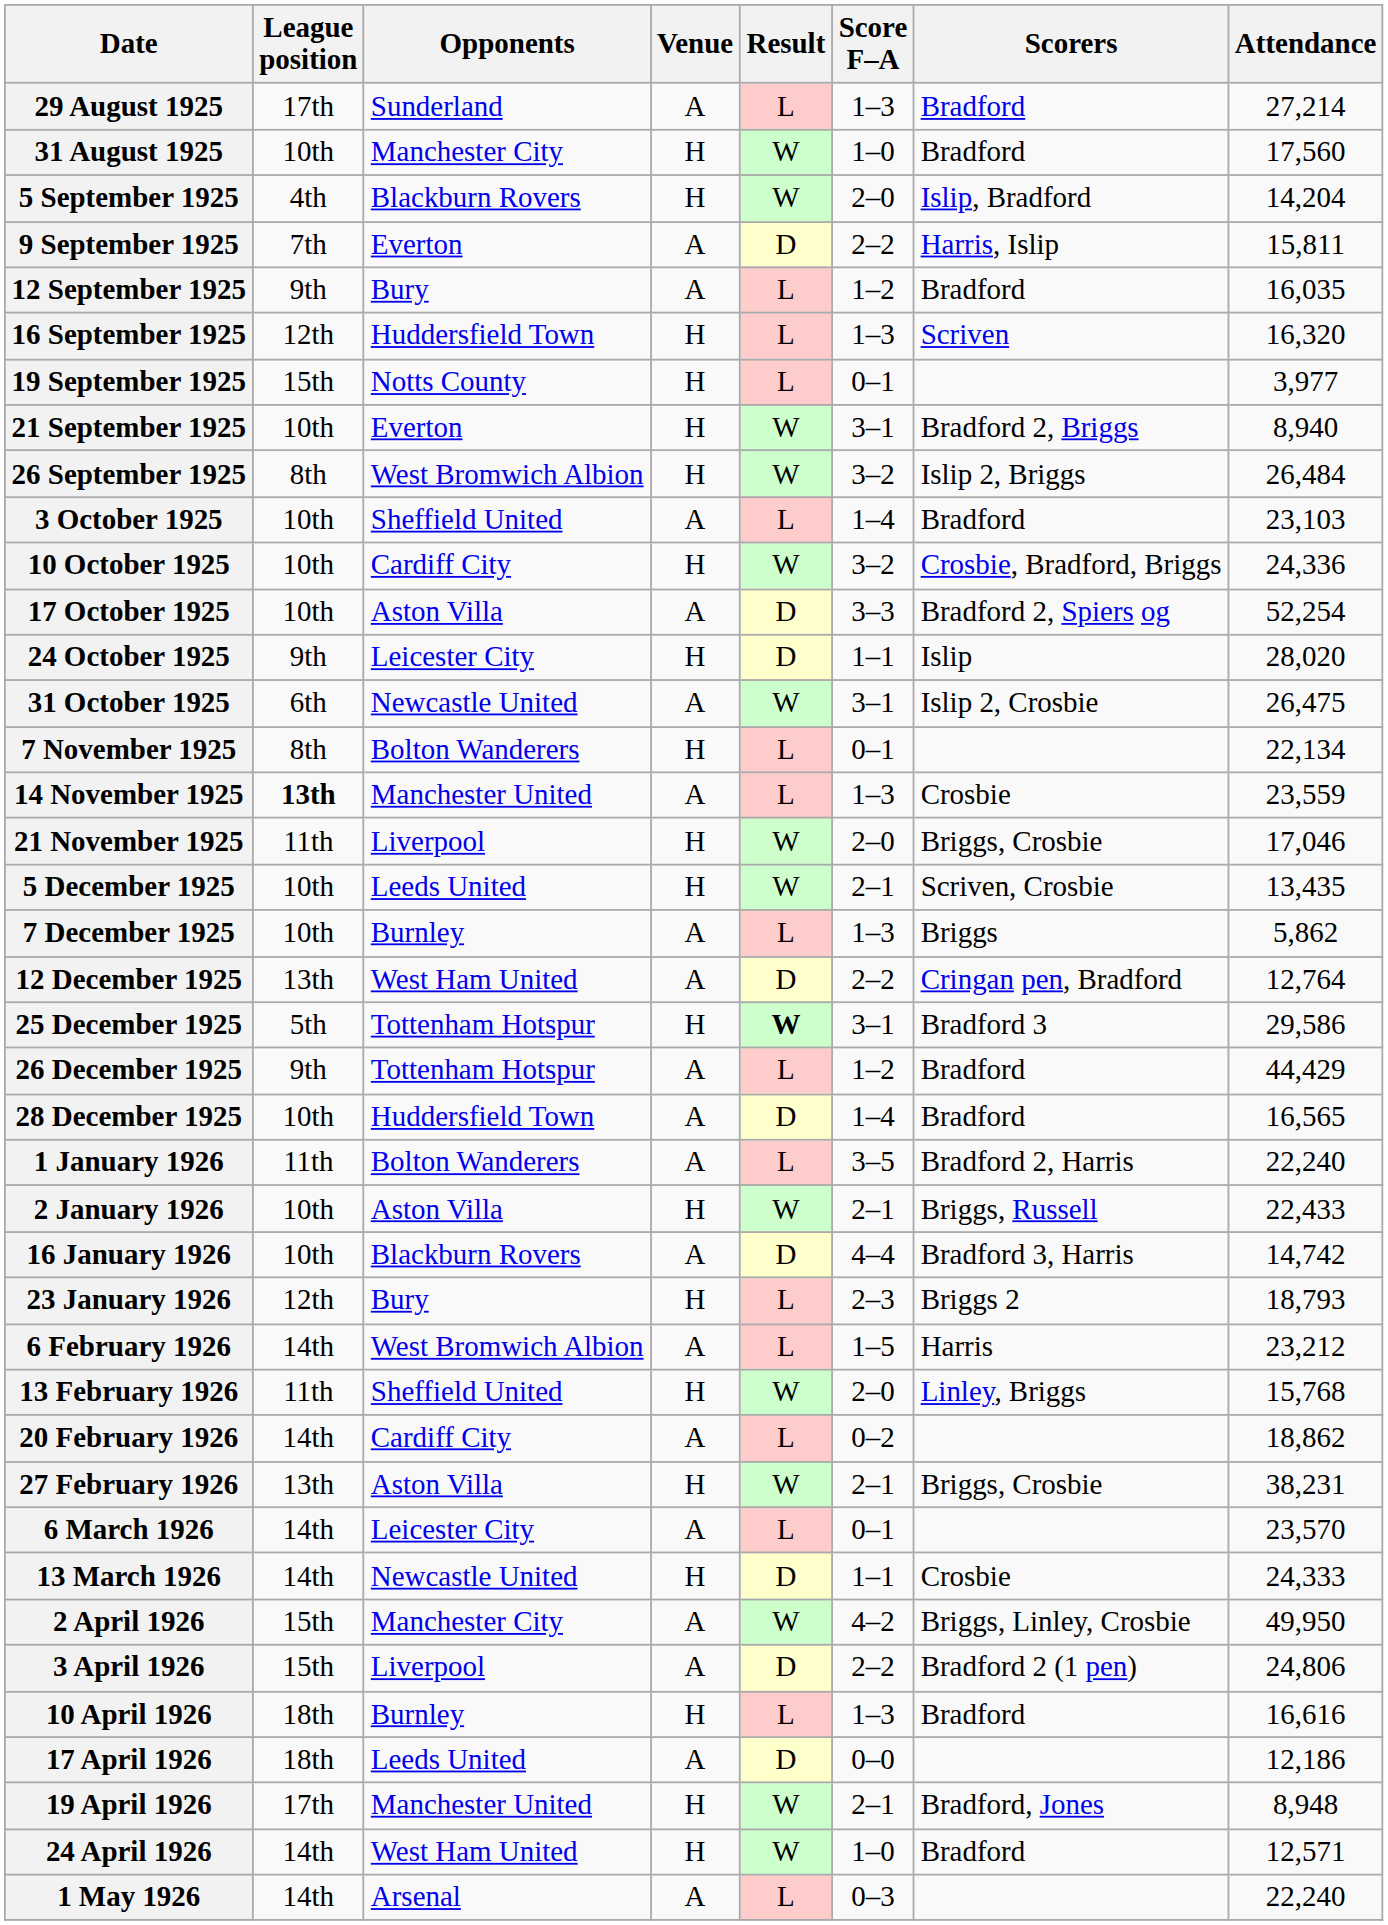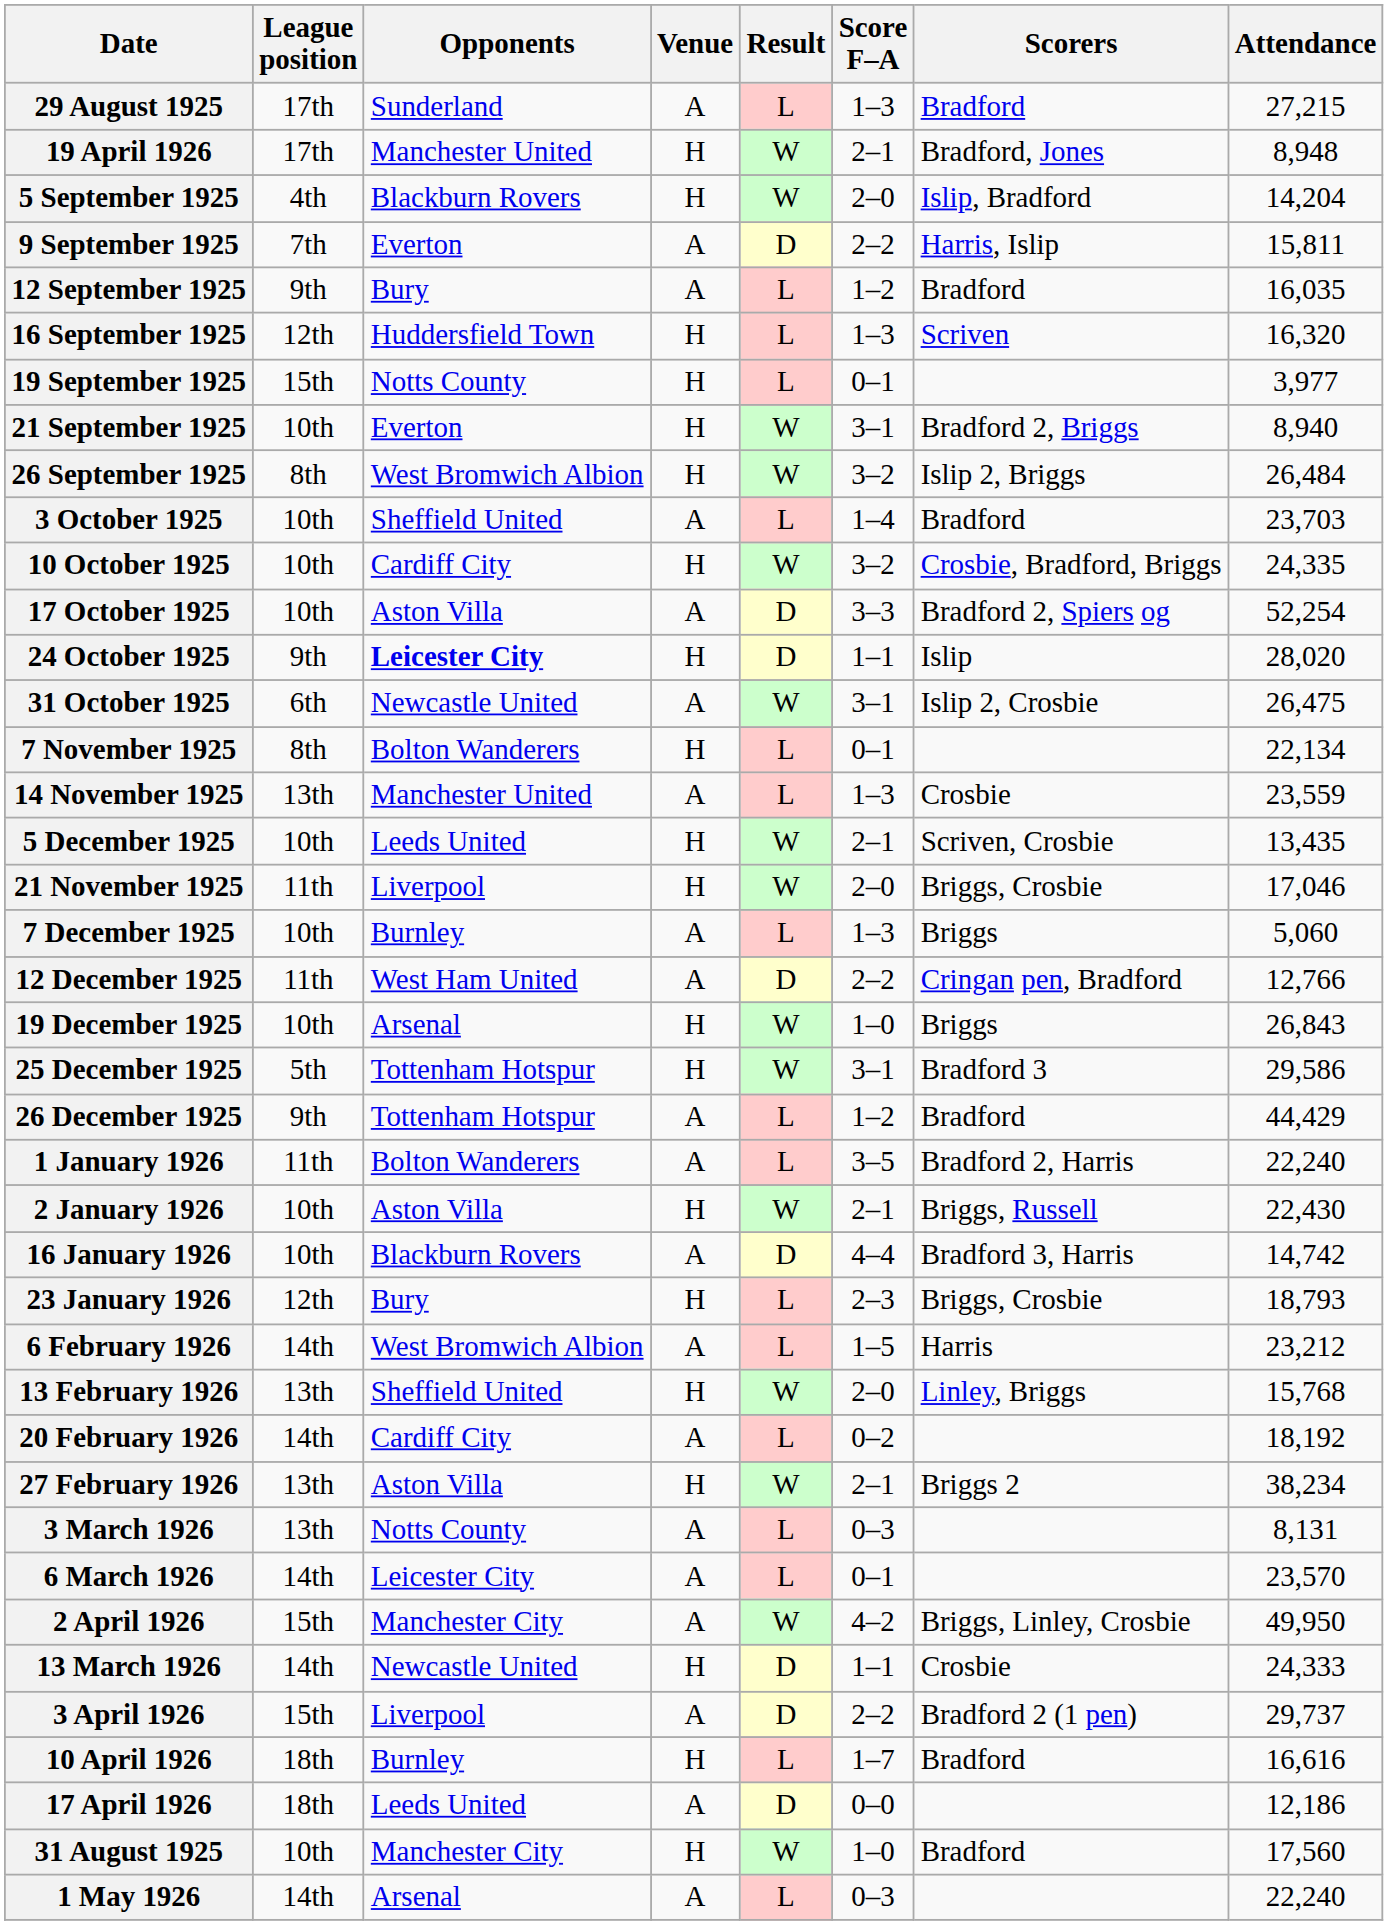(1306, 105) 27,214 -> (1306, 105) 27,215
rows swapped: (129, 151) <-> (129, 1805)
(1306, 519) 23,103 -> (1306, 519) 23,703
(1306, 565) 24,336 -> (1306, 565) 24,335
(452, 657) normal -> (457, 657) bold
(308, 794) bold -> (308, 794) normal
rows swapped: (129, 840) <-> (129, 886)
(1306, 932) 5,862 -> (1306, 932) 5,060
(308, 978) 13th -> (308, 978) 11th
(1306, 978) 12,764 -> (1306, 978) 12,766
+ row: (129, 1024)
(786, 1024) bold -> (786, 1070) normal
- row: (129, 1116)
(1306, 1208) 22,433 -> (1306, 1208) 22,430
(970, 1300) Briggs 2 -> (1012, 1300) Briggs, Crosbie
(308, 1391) 11th -> (308, 1391) 13th
(1306, 1437) 18,862 -> (1306, 1437) 18,192
(1012, 1483) Briggs, Crosbie -> (970, 1483) Briggs 2
(1306, 1483) 38,231 -> (1306, 1483) 38,234
+ row: (129, 1529)
rows swapped: (129, 1575) <-> (129, 1621)
(1306, 1667) 24,806 -> (1306, 1713) 29,737
(873, 1713) 1–3 -> (873, 1759) 1–7
- row: (129, 1851)
